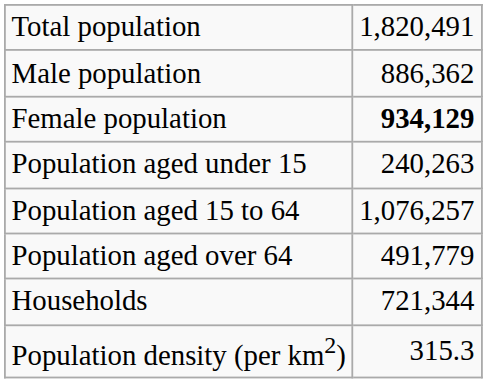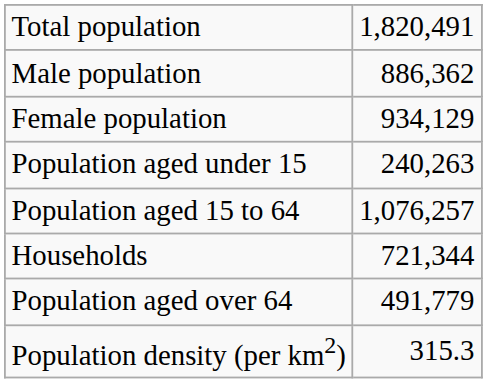(428, 118) bold -> (428, 118) normal
rows swapped: (152, 255) <-> (80, 301)
